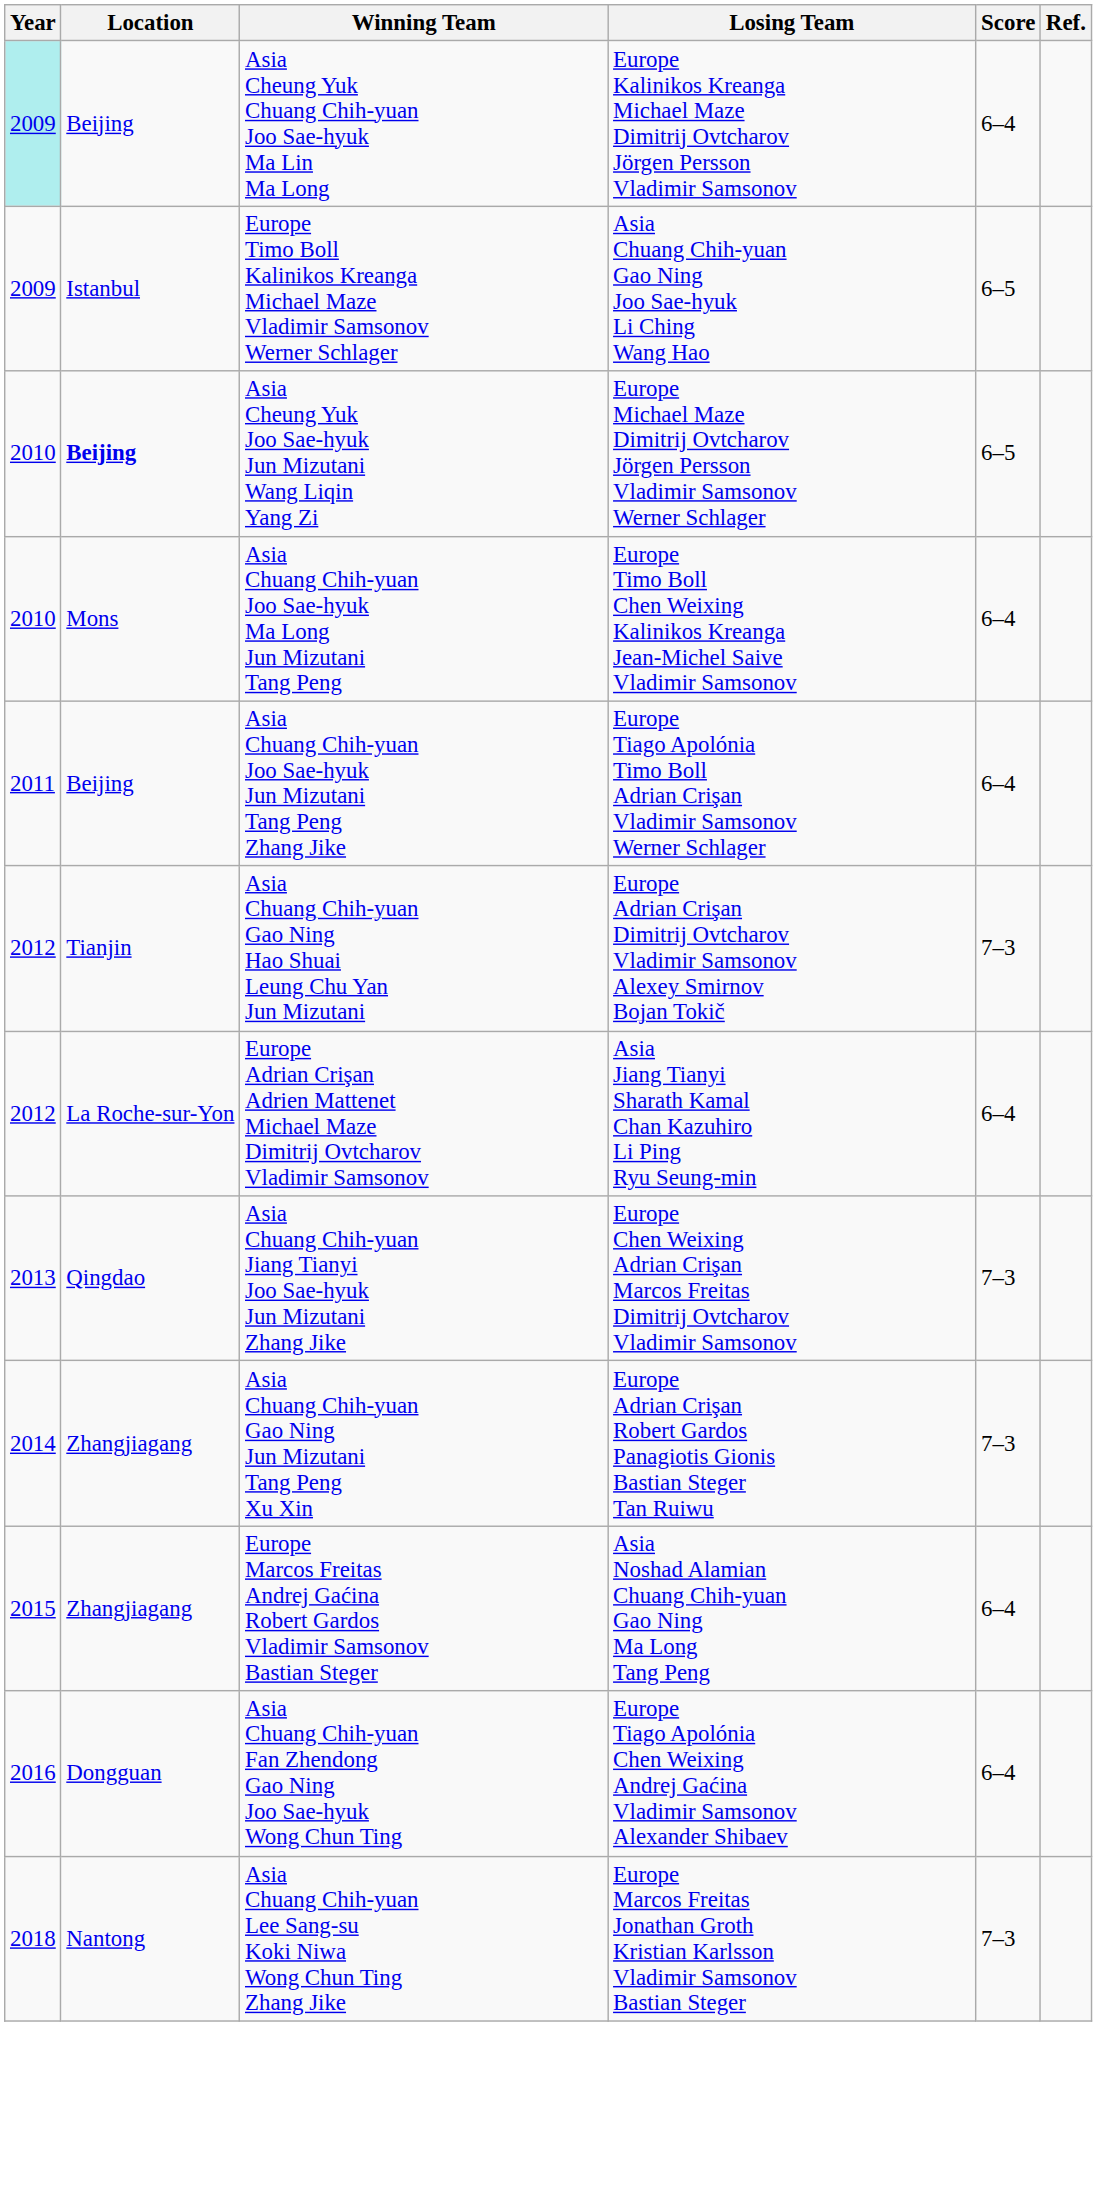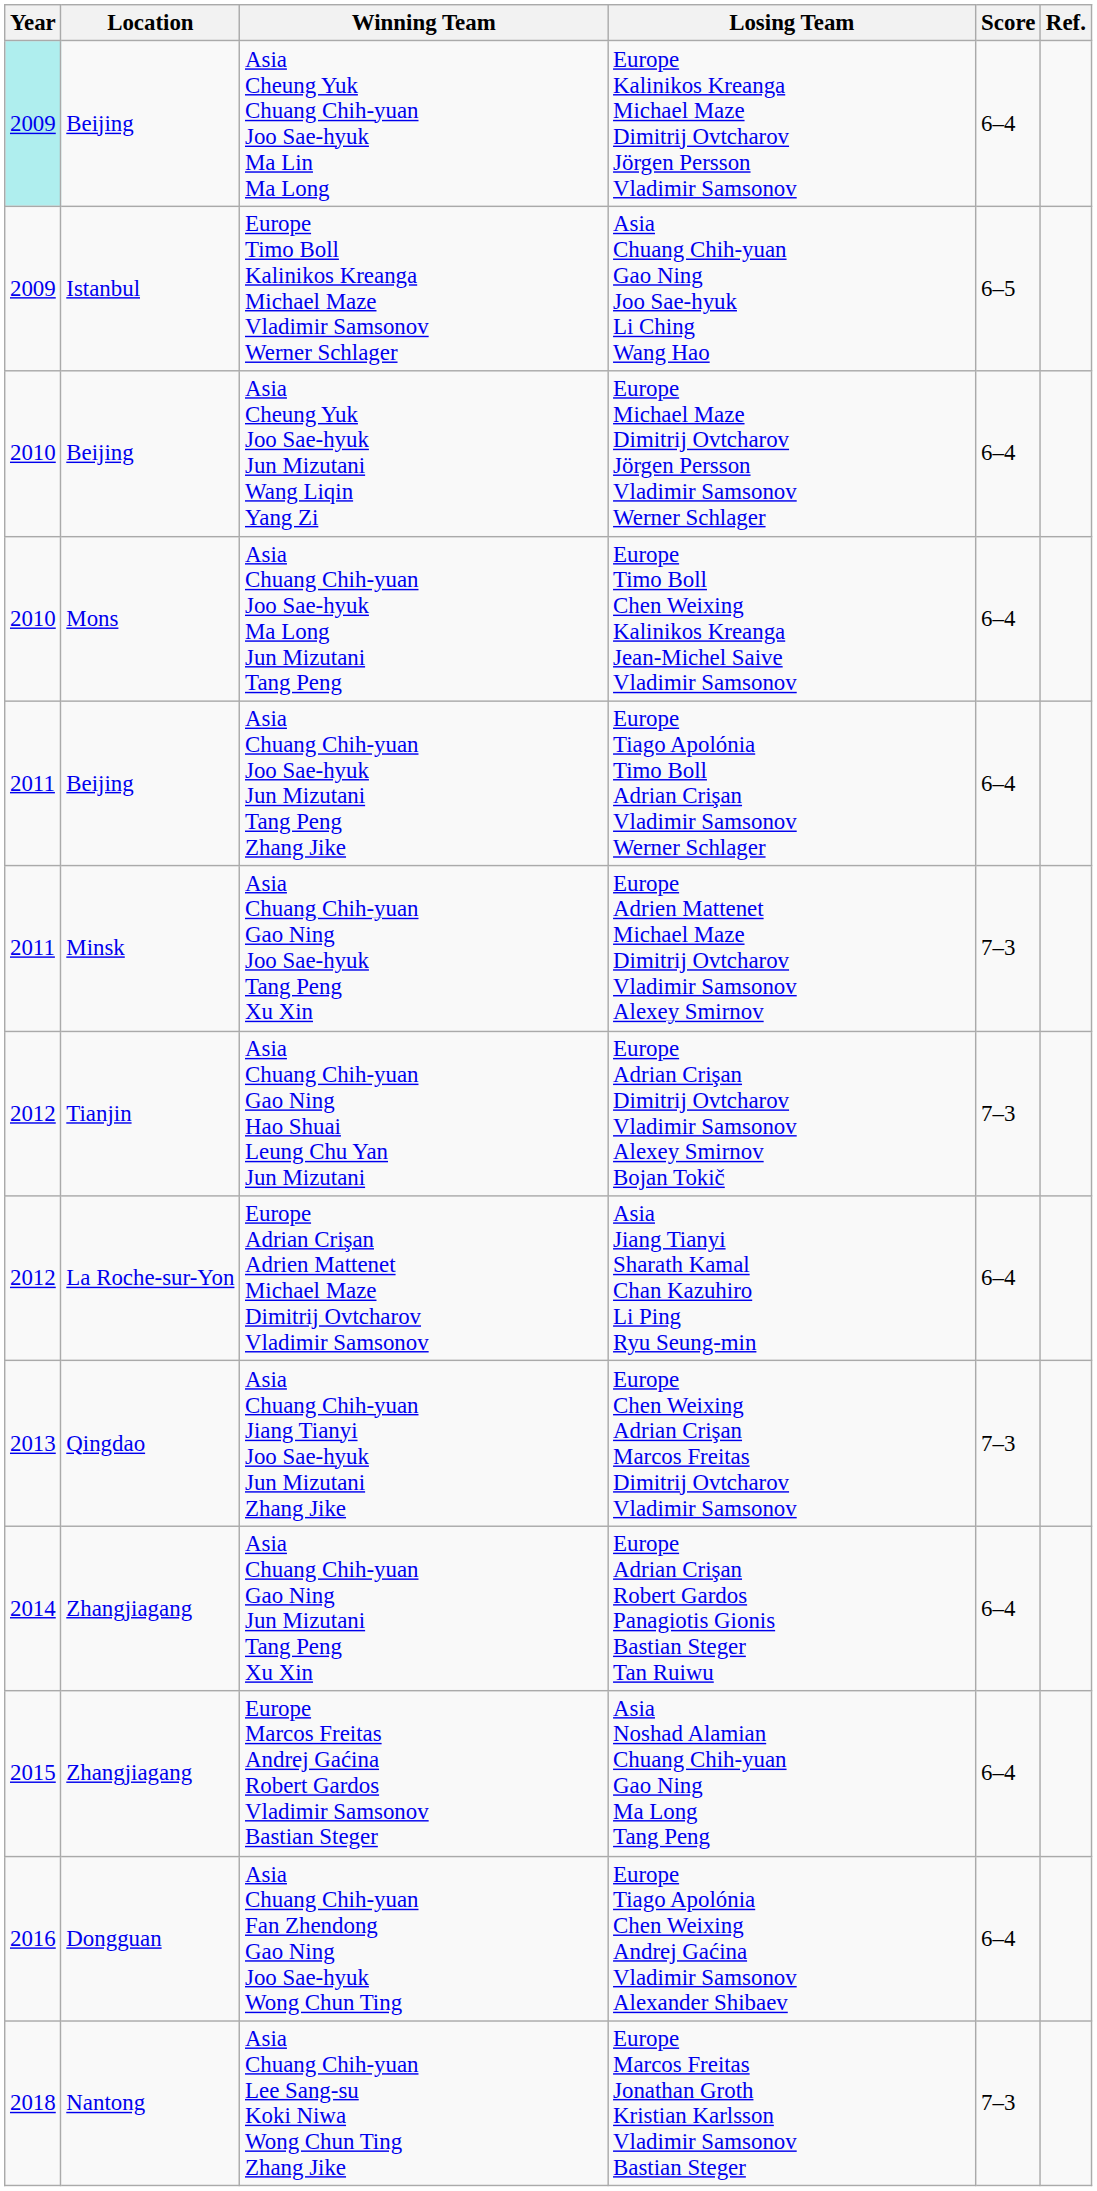(101, 453) bold -> (100, 453) normal
(998, 453) 6–5 -> (998, 453) 6–4
+ row: (332, 948)
(998, 1443) 7–3 -> (998, 1608) 6–4
